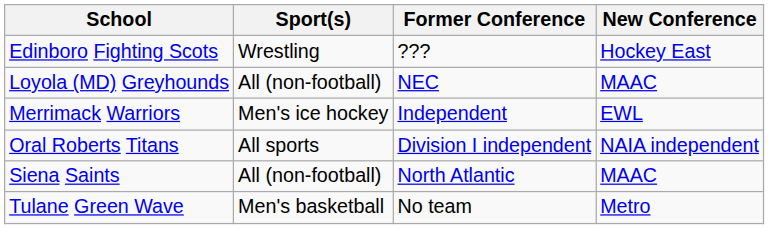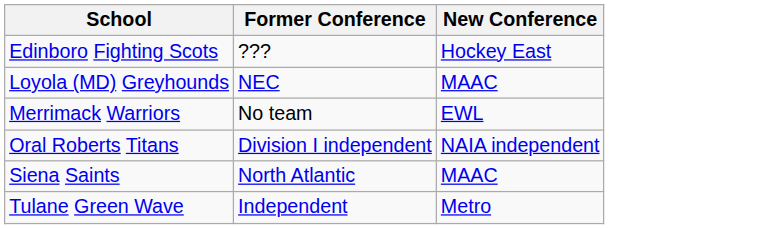- column: (313, 20)
(452, 113) Independent -> (275, 113) No team
(435, 207) No team -> (293, 207) Independent
